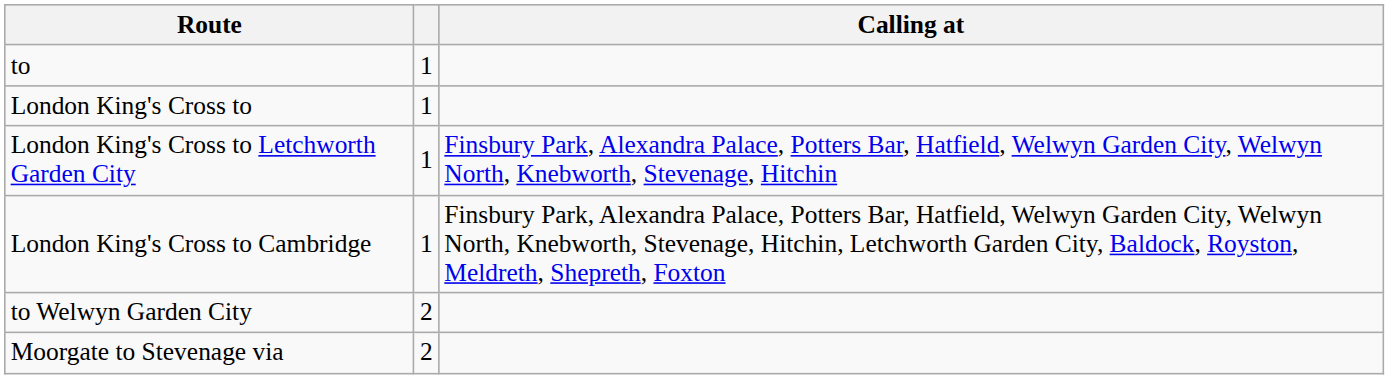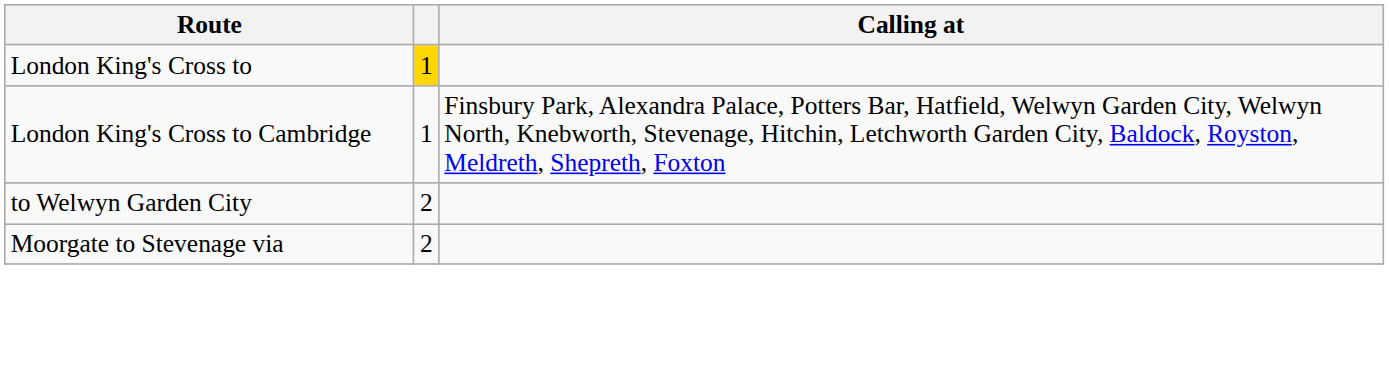- row: (21, 65)
(426, 105) no background -> (426, 65) gold background
- row: (193, 160)
